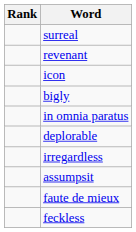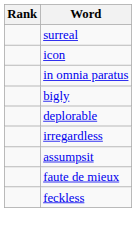- row: (65, 55)
rows swapped: (86, 116) <-> (56, 95)
